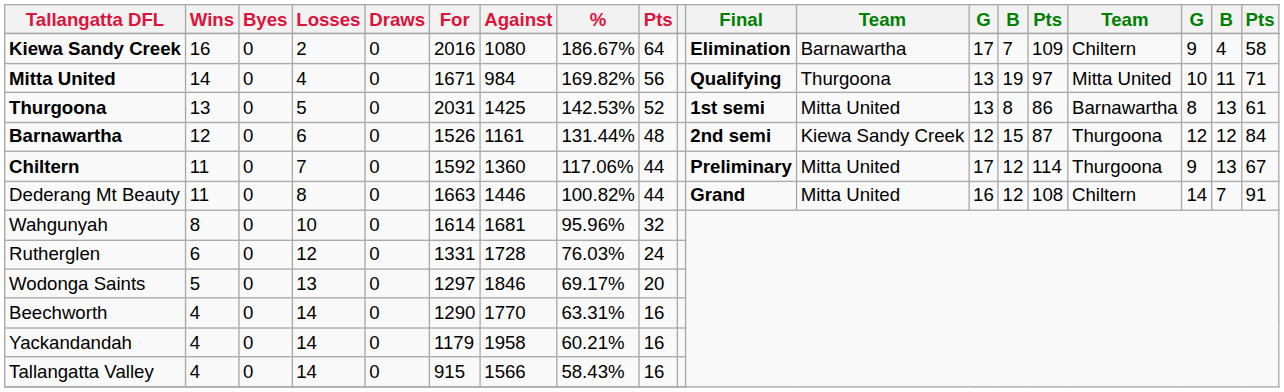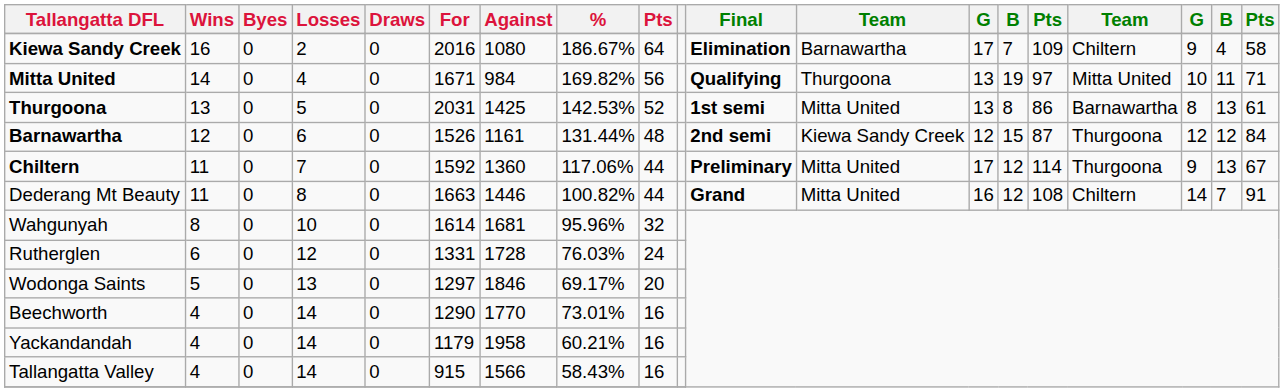(593, 313) 63.31% -> (593, 313) 73.01%
